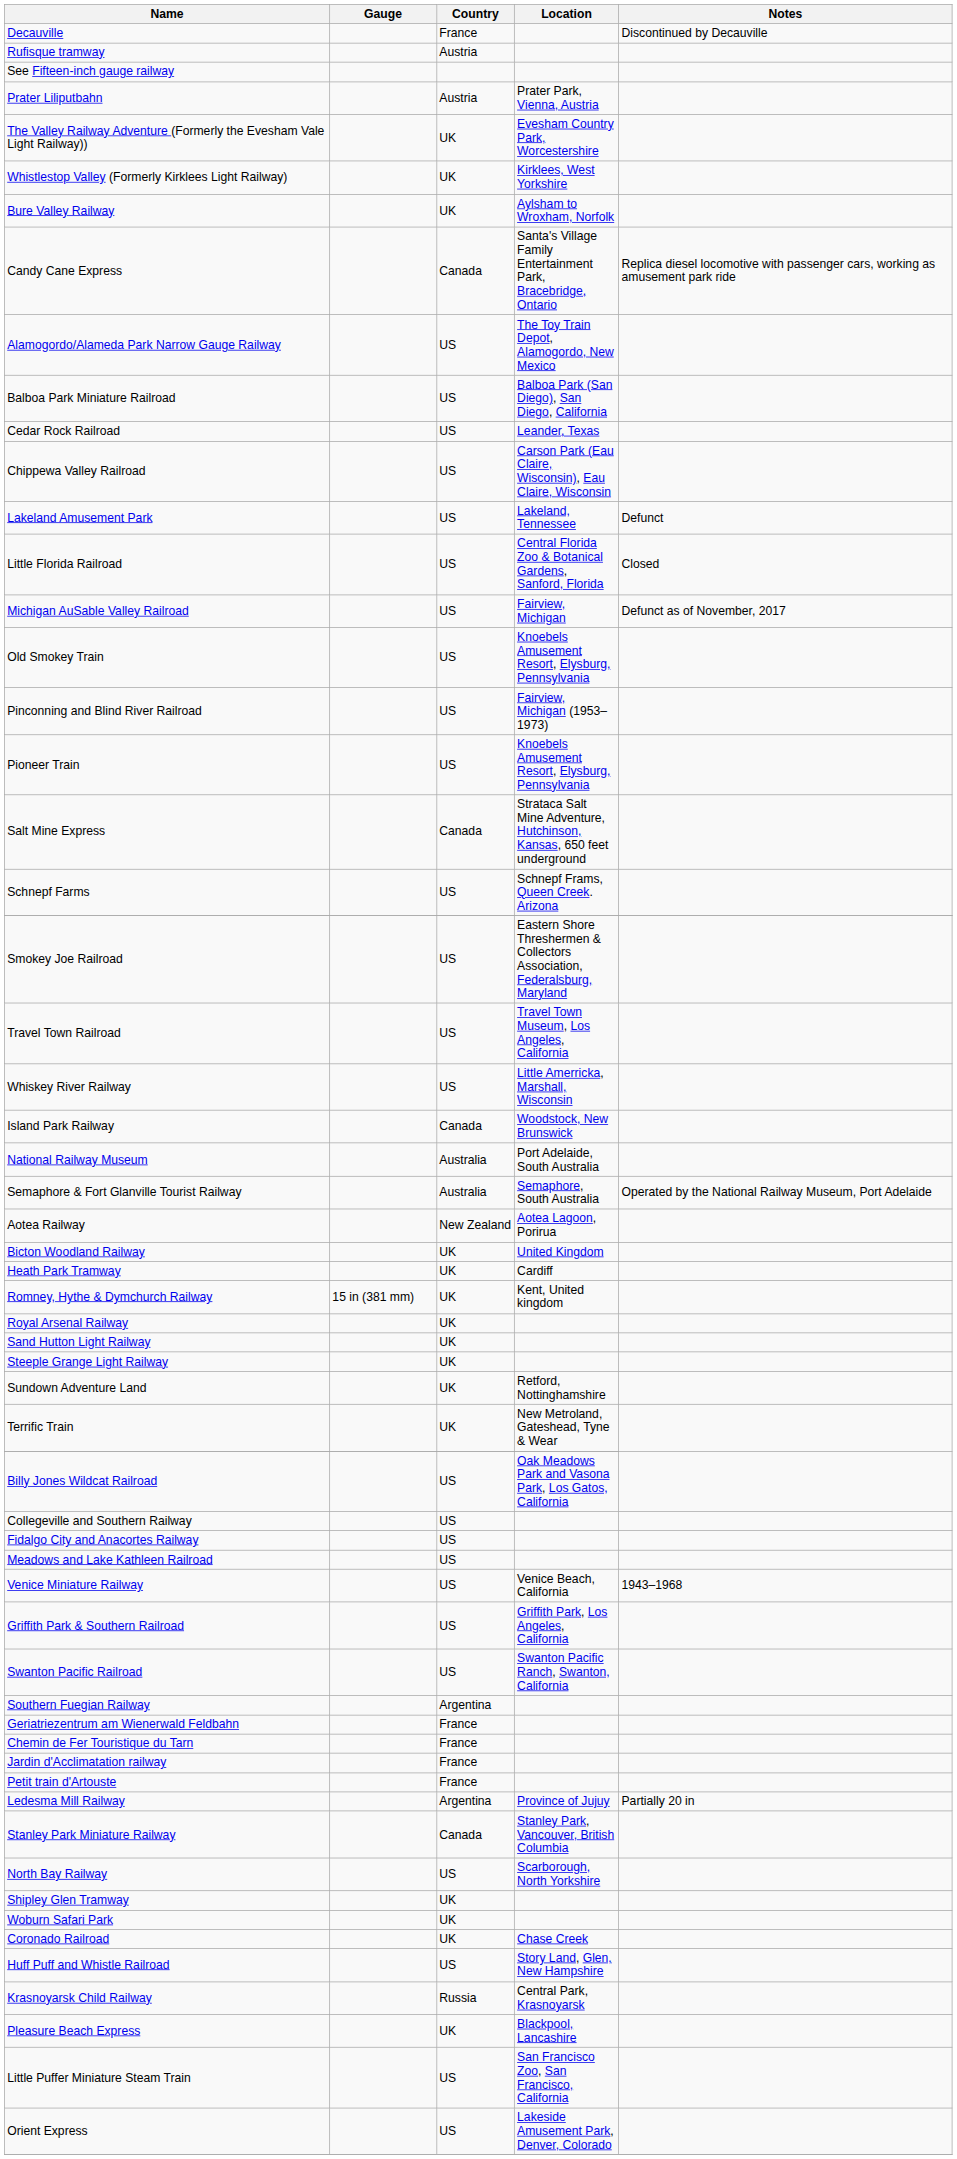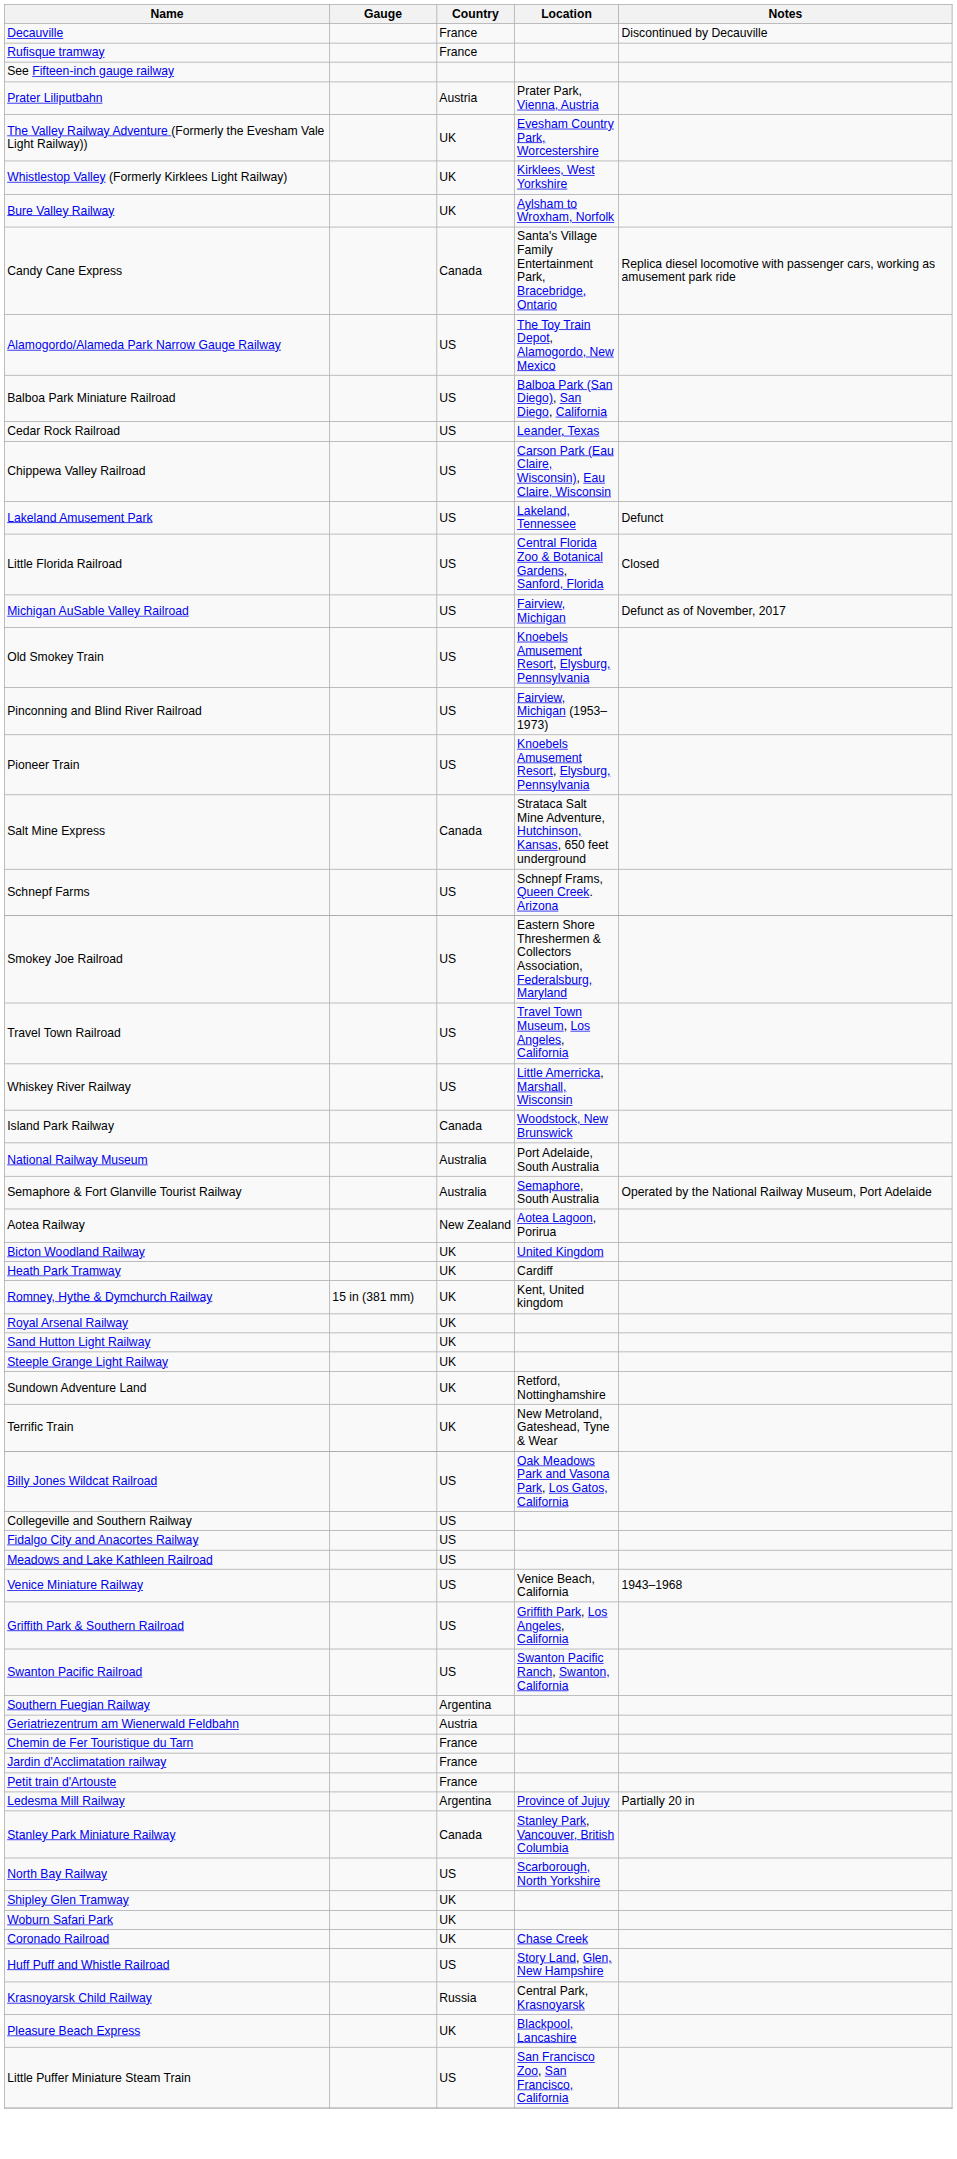(458, 52) Austria -> (458, 52) France
(458, 1724) France -> (458, 1724) Austria
- row: (47, 2131)
